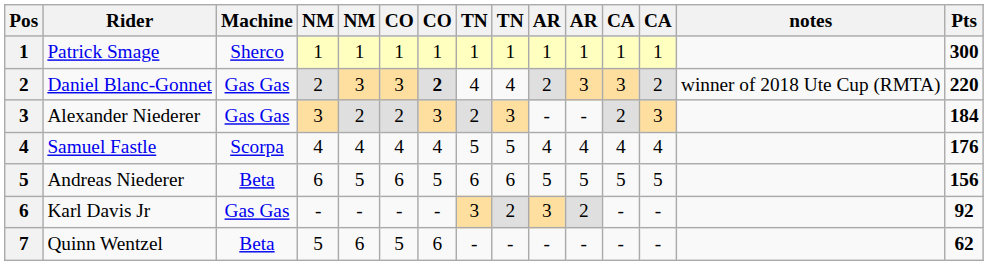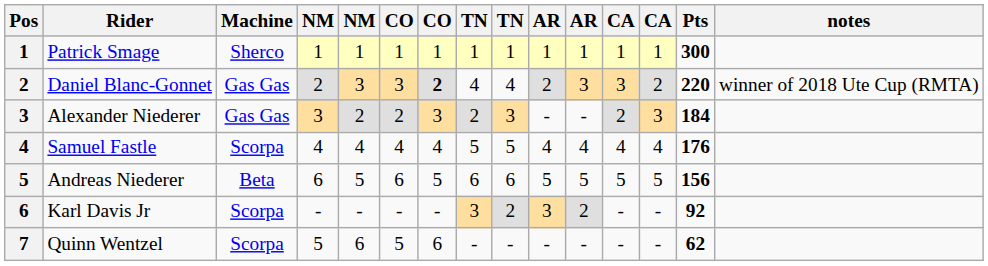columns swapped: (964, 20) <-> (811, 20)
(257, 211) Gas Gas -> (257, 211) Scorpa
(257, 243) Beta -> (257, 243) Scorpa
